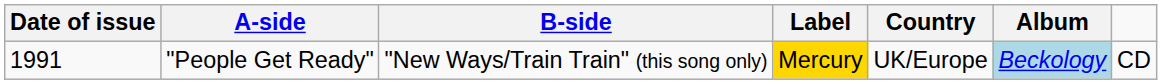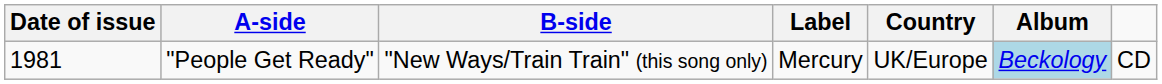(36, 60) 1991 -> (36, 60) 1981
(821, 60) gold background -> (821, 60) no background
